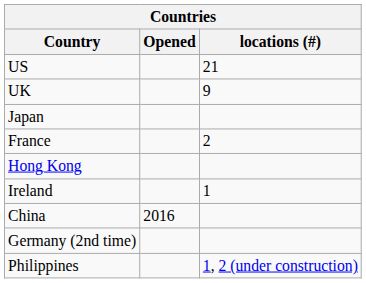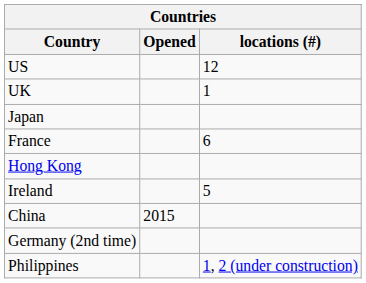(211, 66) 21 -> (211, 66) 12
(207, 91) 9 -> (207, 91) 1
(207, 141) 2 -> (207, 141) 6
(207, 191) 1 -> (207, 191) 5
(159, 215) 2016 -> (159, 215) 2015
